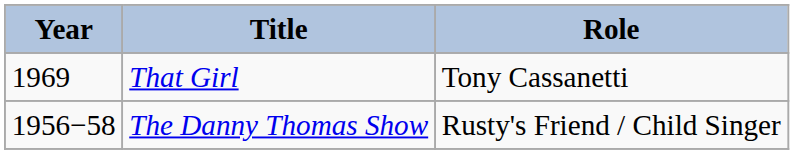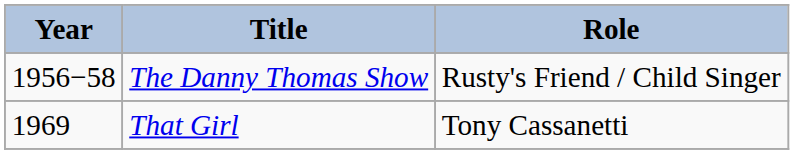rows swapped: (279, 124) <-> (184, 76)
